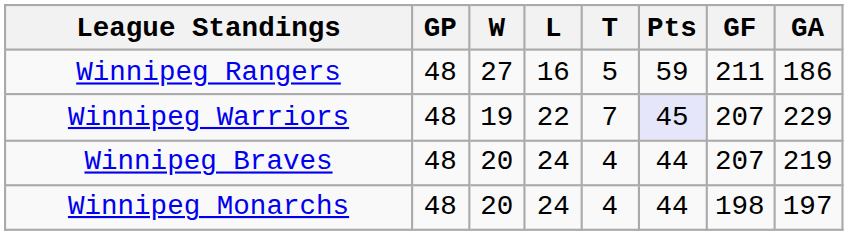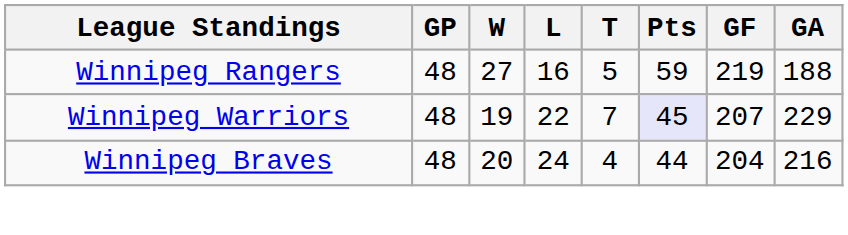(740, 72) 211 -> (740, 72) 219
(808, 72) 186 -> (808, 72) 188
(740, 162) 207 -> (740, 162) 204
(808, 162) 219 -> (808, 162) 216
- row: (209, 207)
